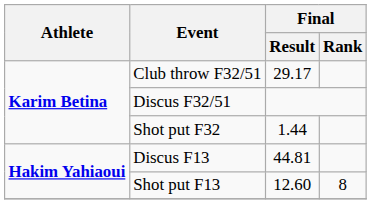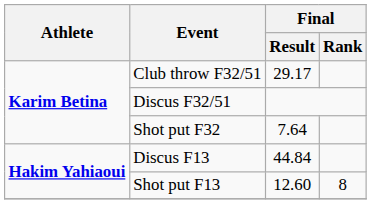(292, 129) 1.44 -> (292, 129) 7.64
(292, 157) 44.81 -> (292, 157) 44.84
